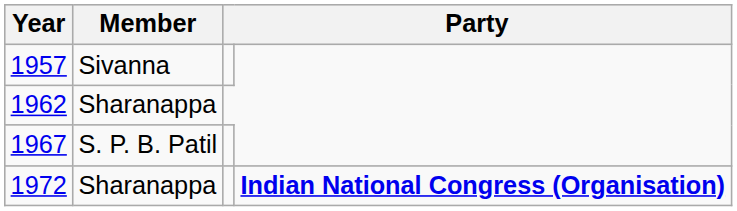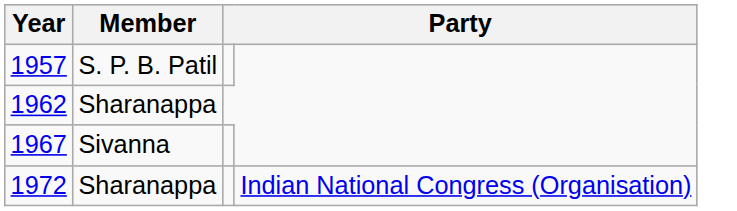(124, 64) Sivanna -> (148, 64) S. P. B. Patil
(148, 144) S. P. B. Patil -> (124, 144) Sivanna
(483, 184) bold -> (466, 184) normal
